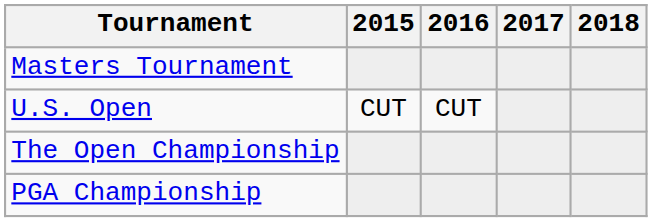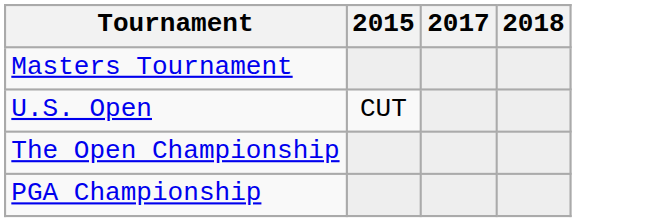- column: (458, 26)
